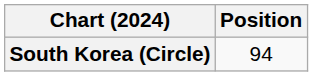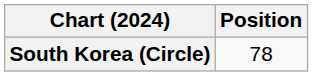(261, 53) 94 -> (261, 53) 78
